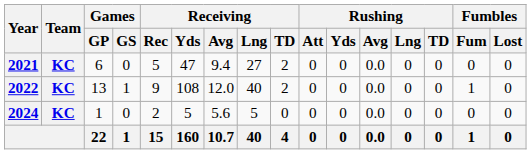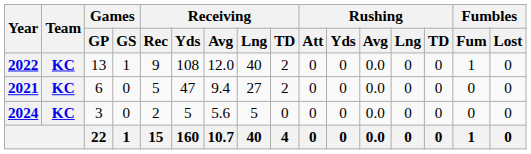rows swapped: (23, 64) <-> (23, 88)
(99, 112) 1 -> (99, 112) 3
